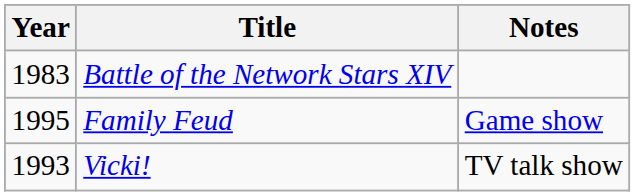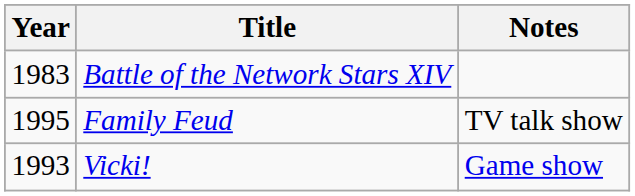(534, 119) Game show -> (544, 119) TV talk show
(544, 166) TV talk show -> (534, 166) Game show
